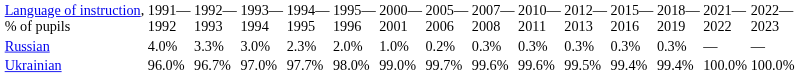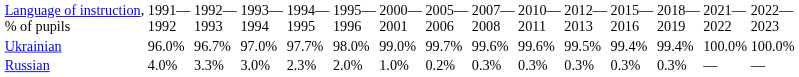rows swapped: (33, 65) <-> (27, 46)
